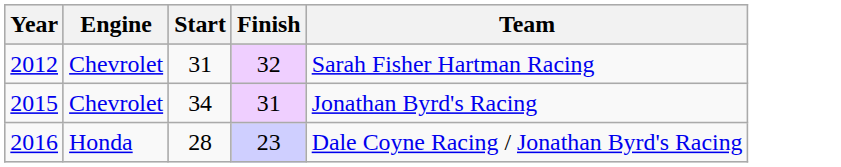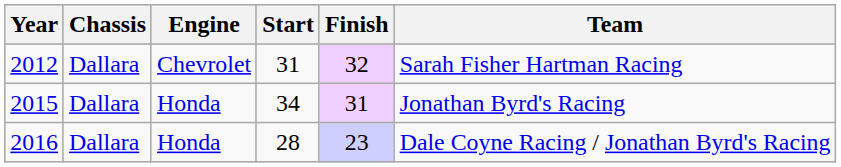+ column: (108, 24)
(116, 103) Chevrolet -> (189, 103) Honda
